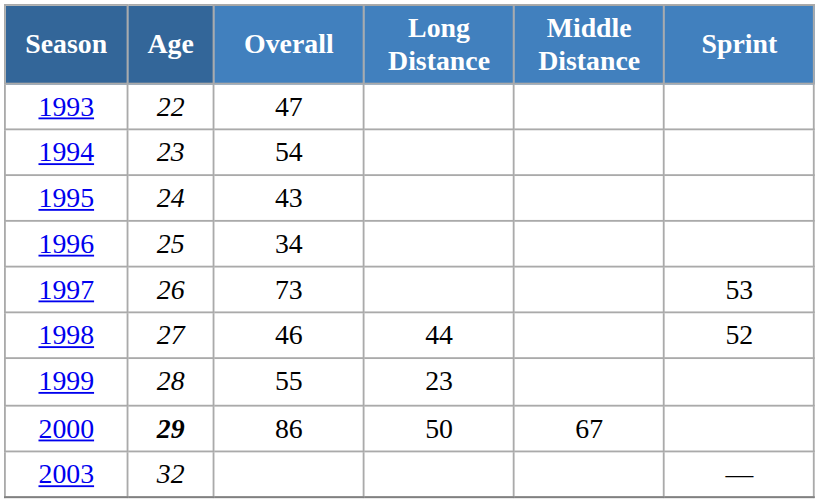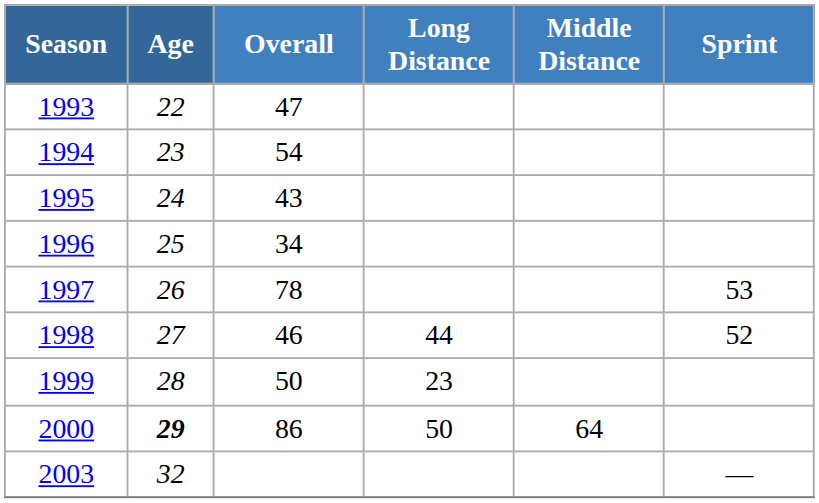(289, 289) 73 -> (289, 289) 78
(289, 381) 55 -> (289, 381) 50
(589, 427) 67 -> (589, 427) 64
